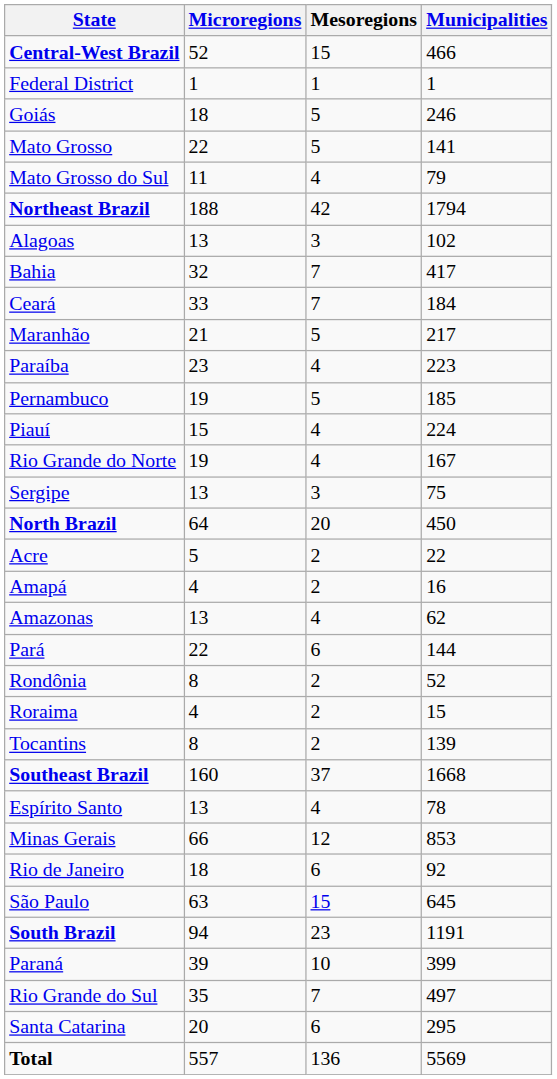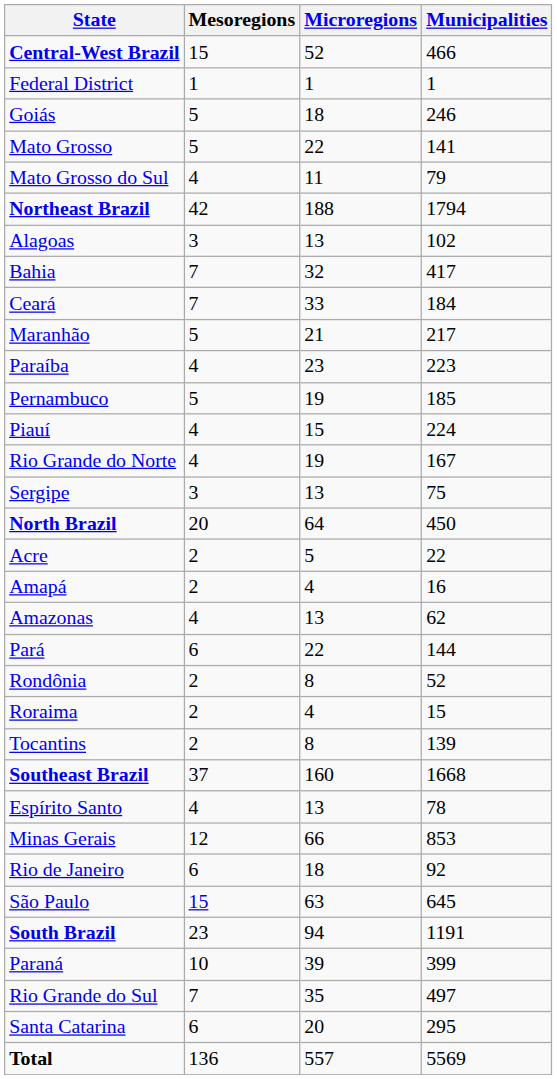columns swapped: (364, 20) <-> (245, 20)
